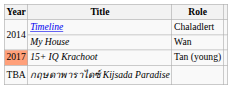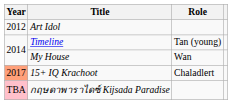+ row: (45, 27)
(194, 27) Chaladlert -> (198, 42) Tan (young)
(198, 57) Tan (young) -> (194, 73) Chaladlert
(16, 75) no background -> (16, 90) pink background
